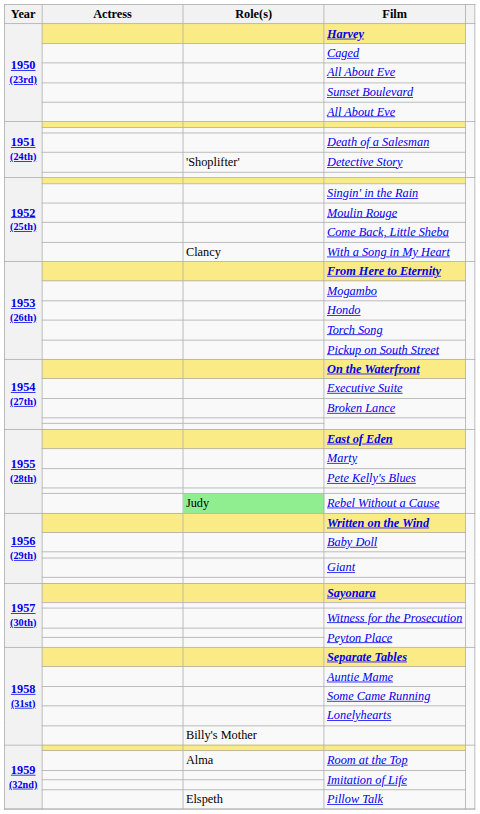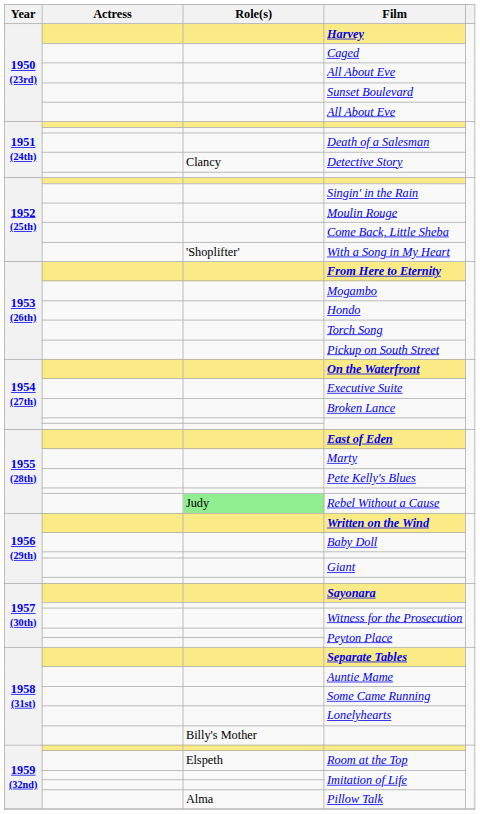(213, 162) 'Shoplifter' -> (203, 162) Clancy
(203, 251) Clancy -> (213, 251) 'Shoplifter'
(200, 760) Alma -> (204, 760) Elspeth
(204, 799) Elspeth -> (200, 799) Alma
